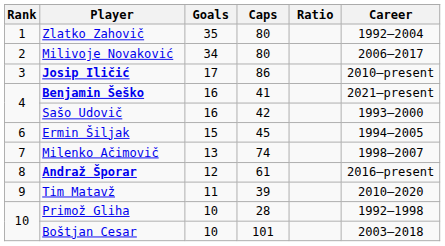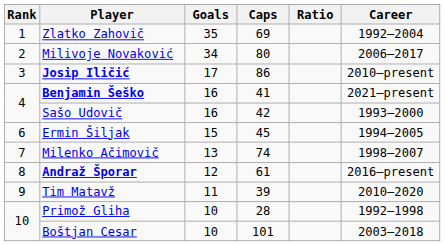(263, 34) 80 -> (263, 34) 69
